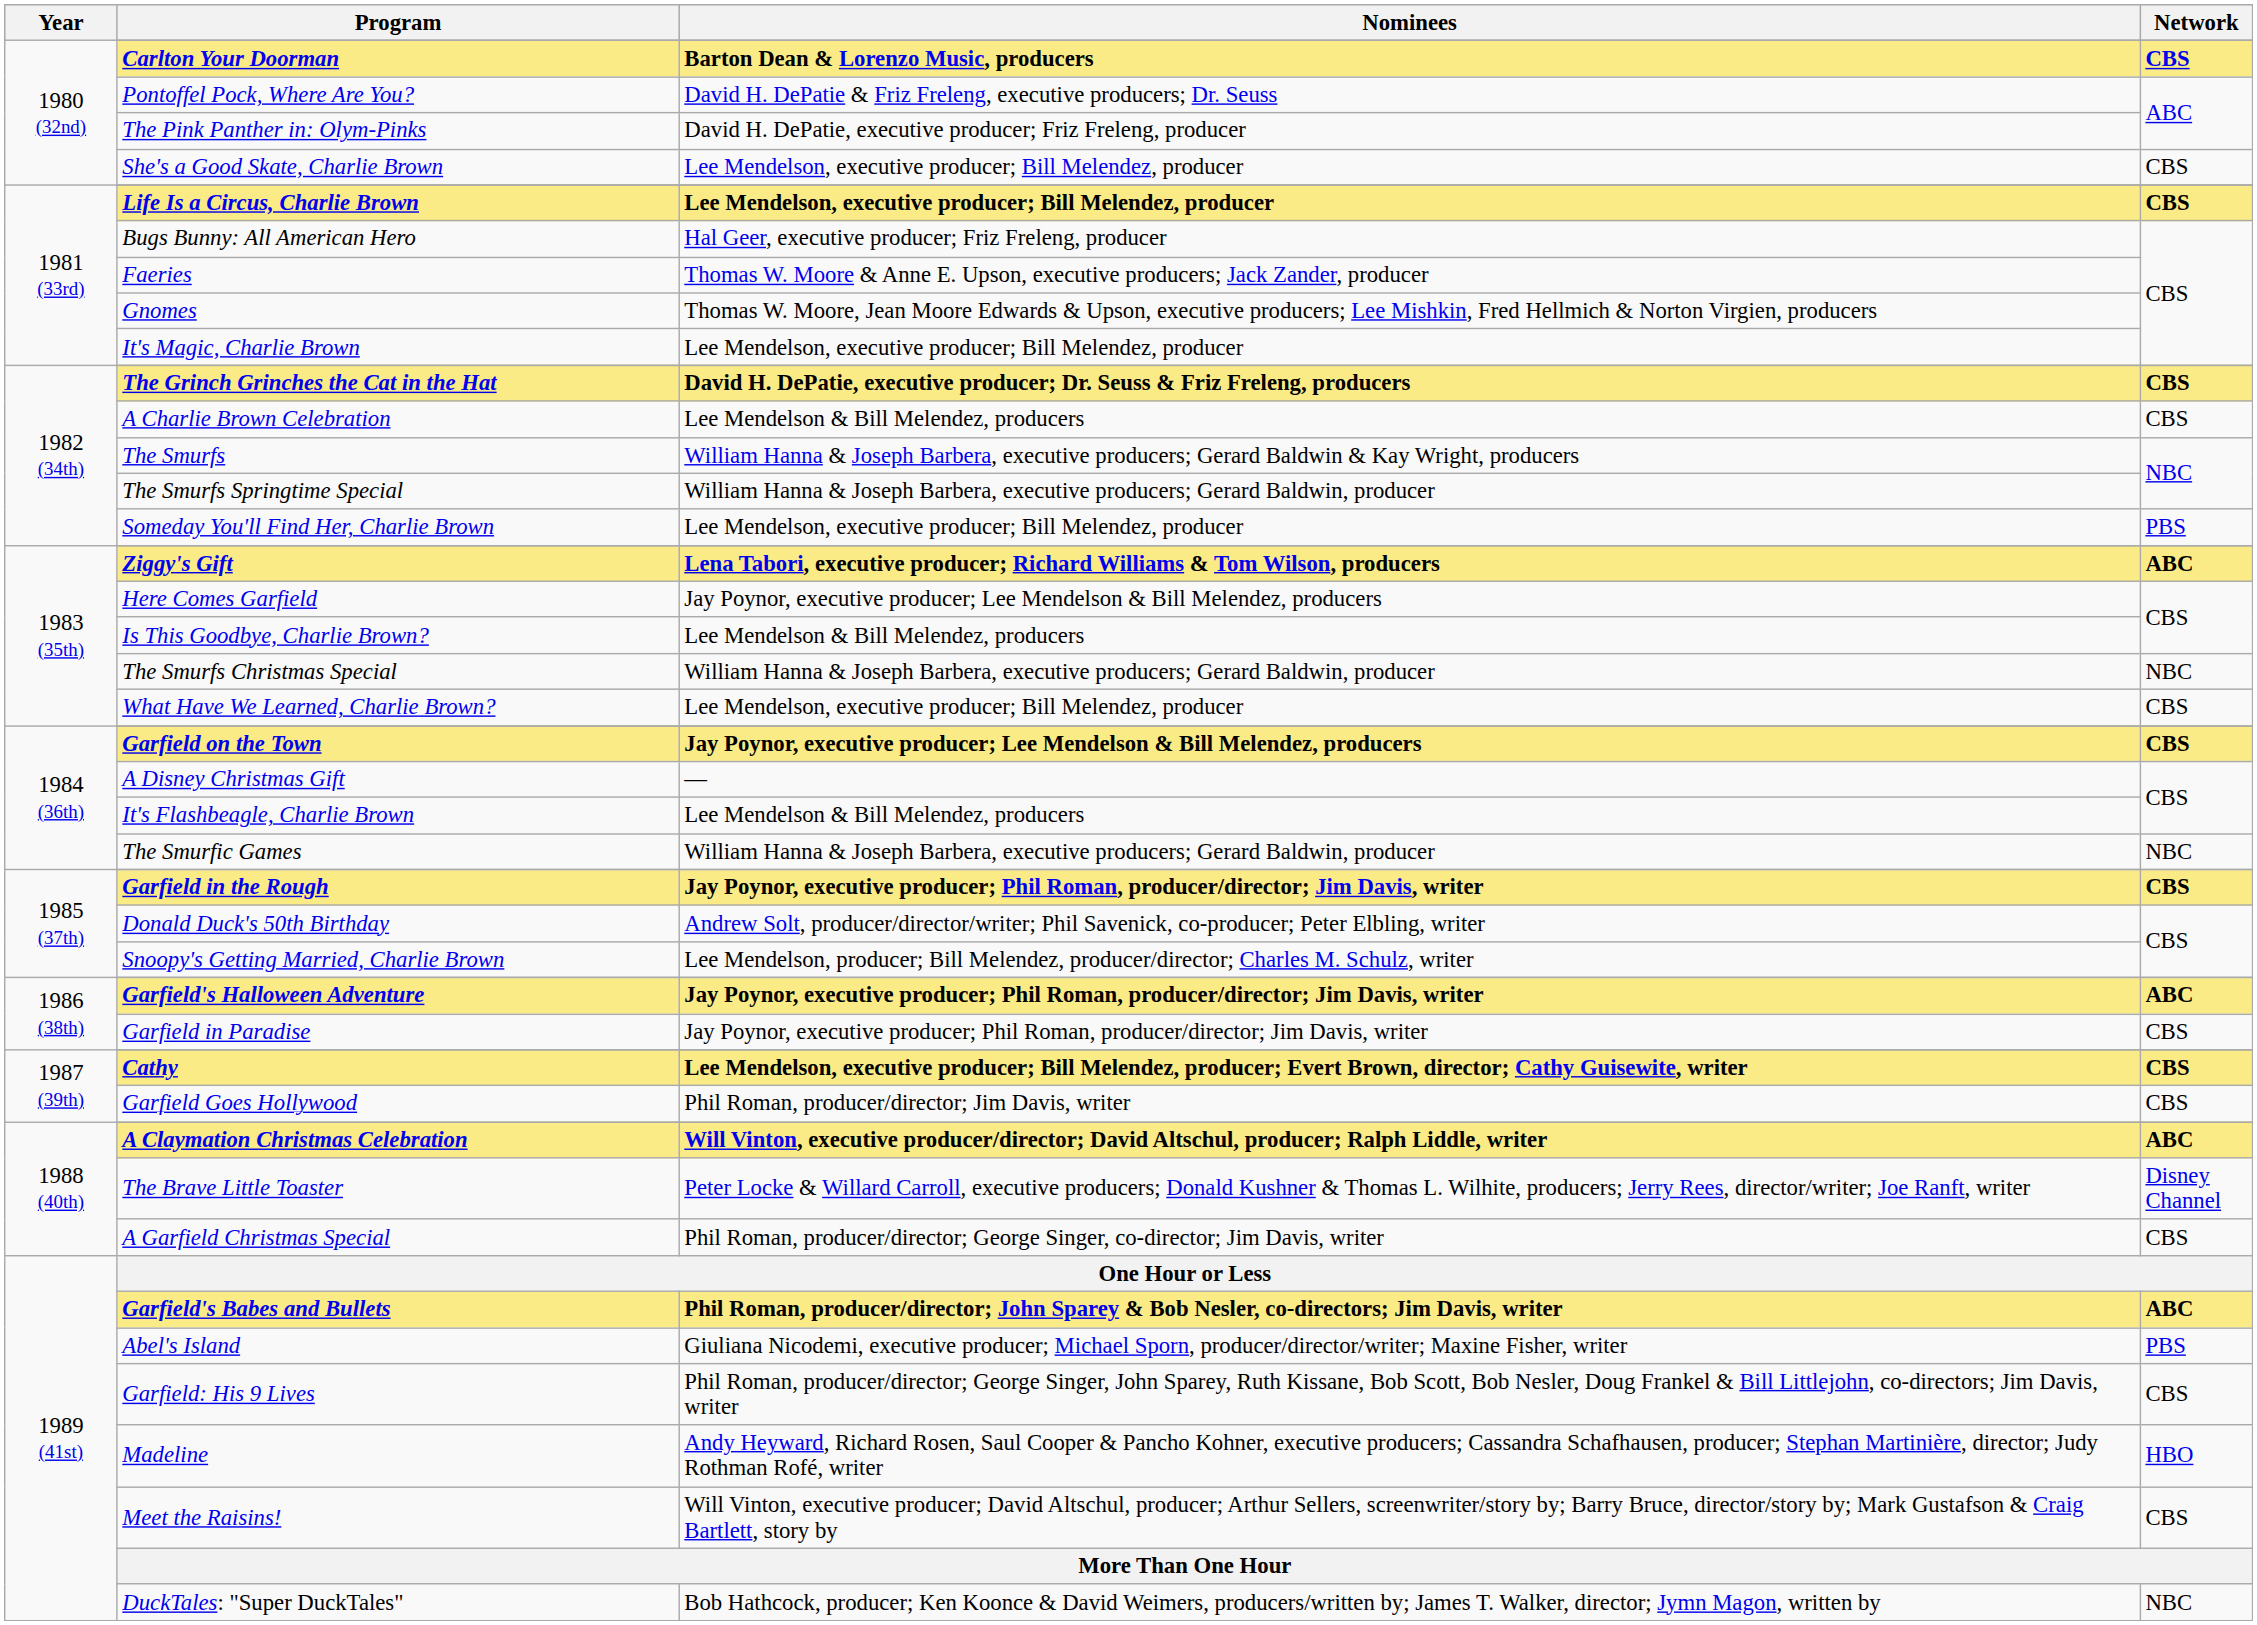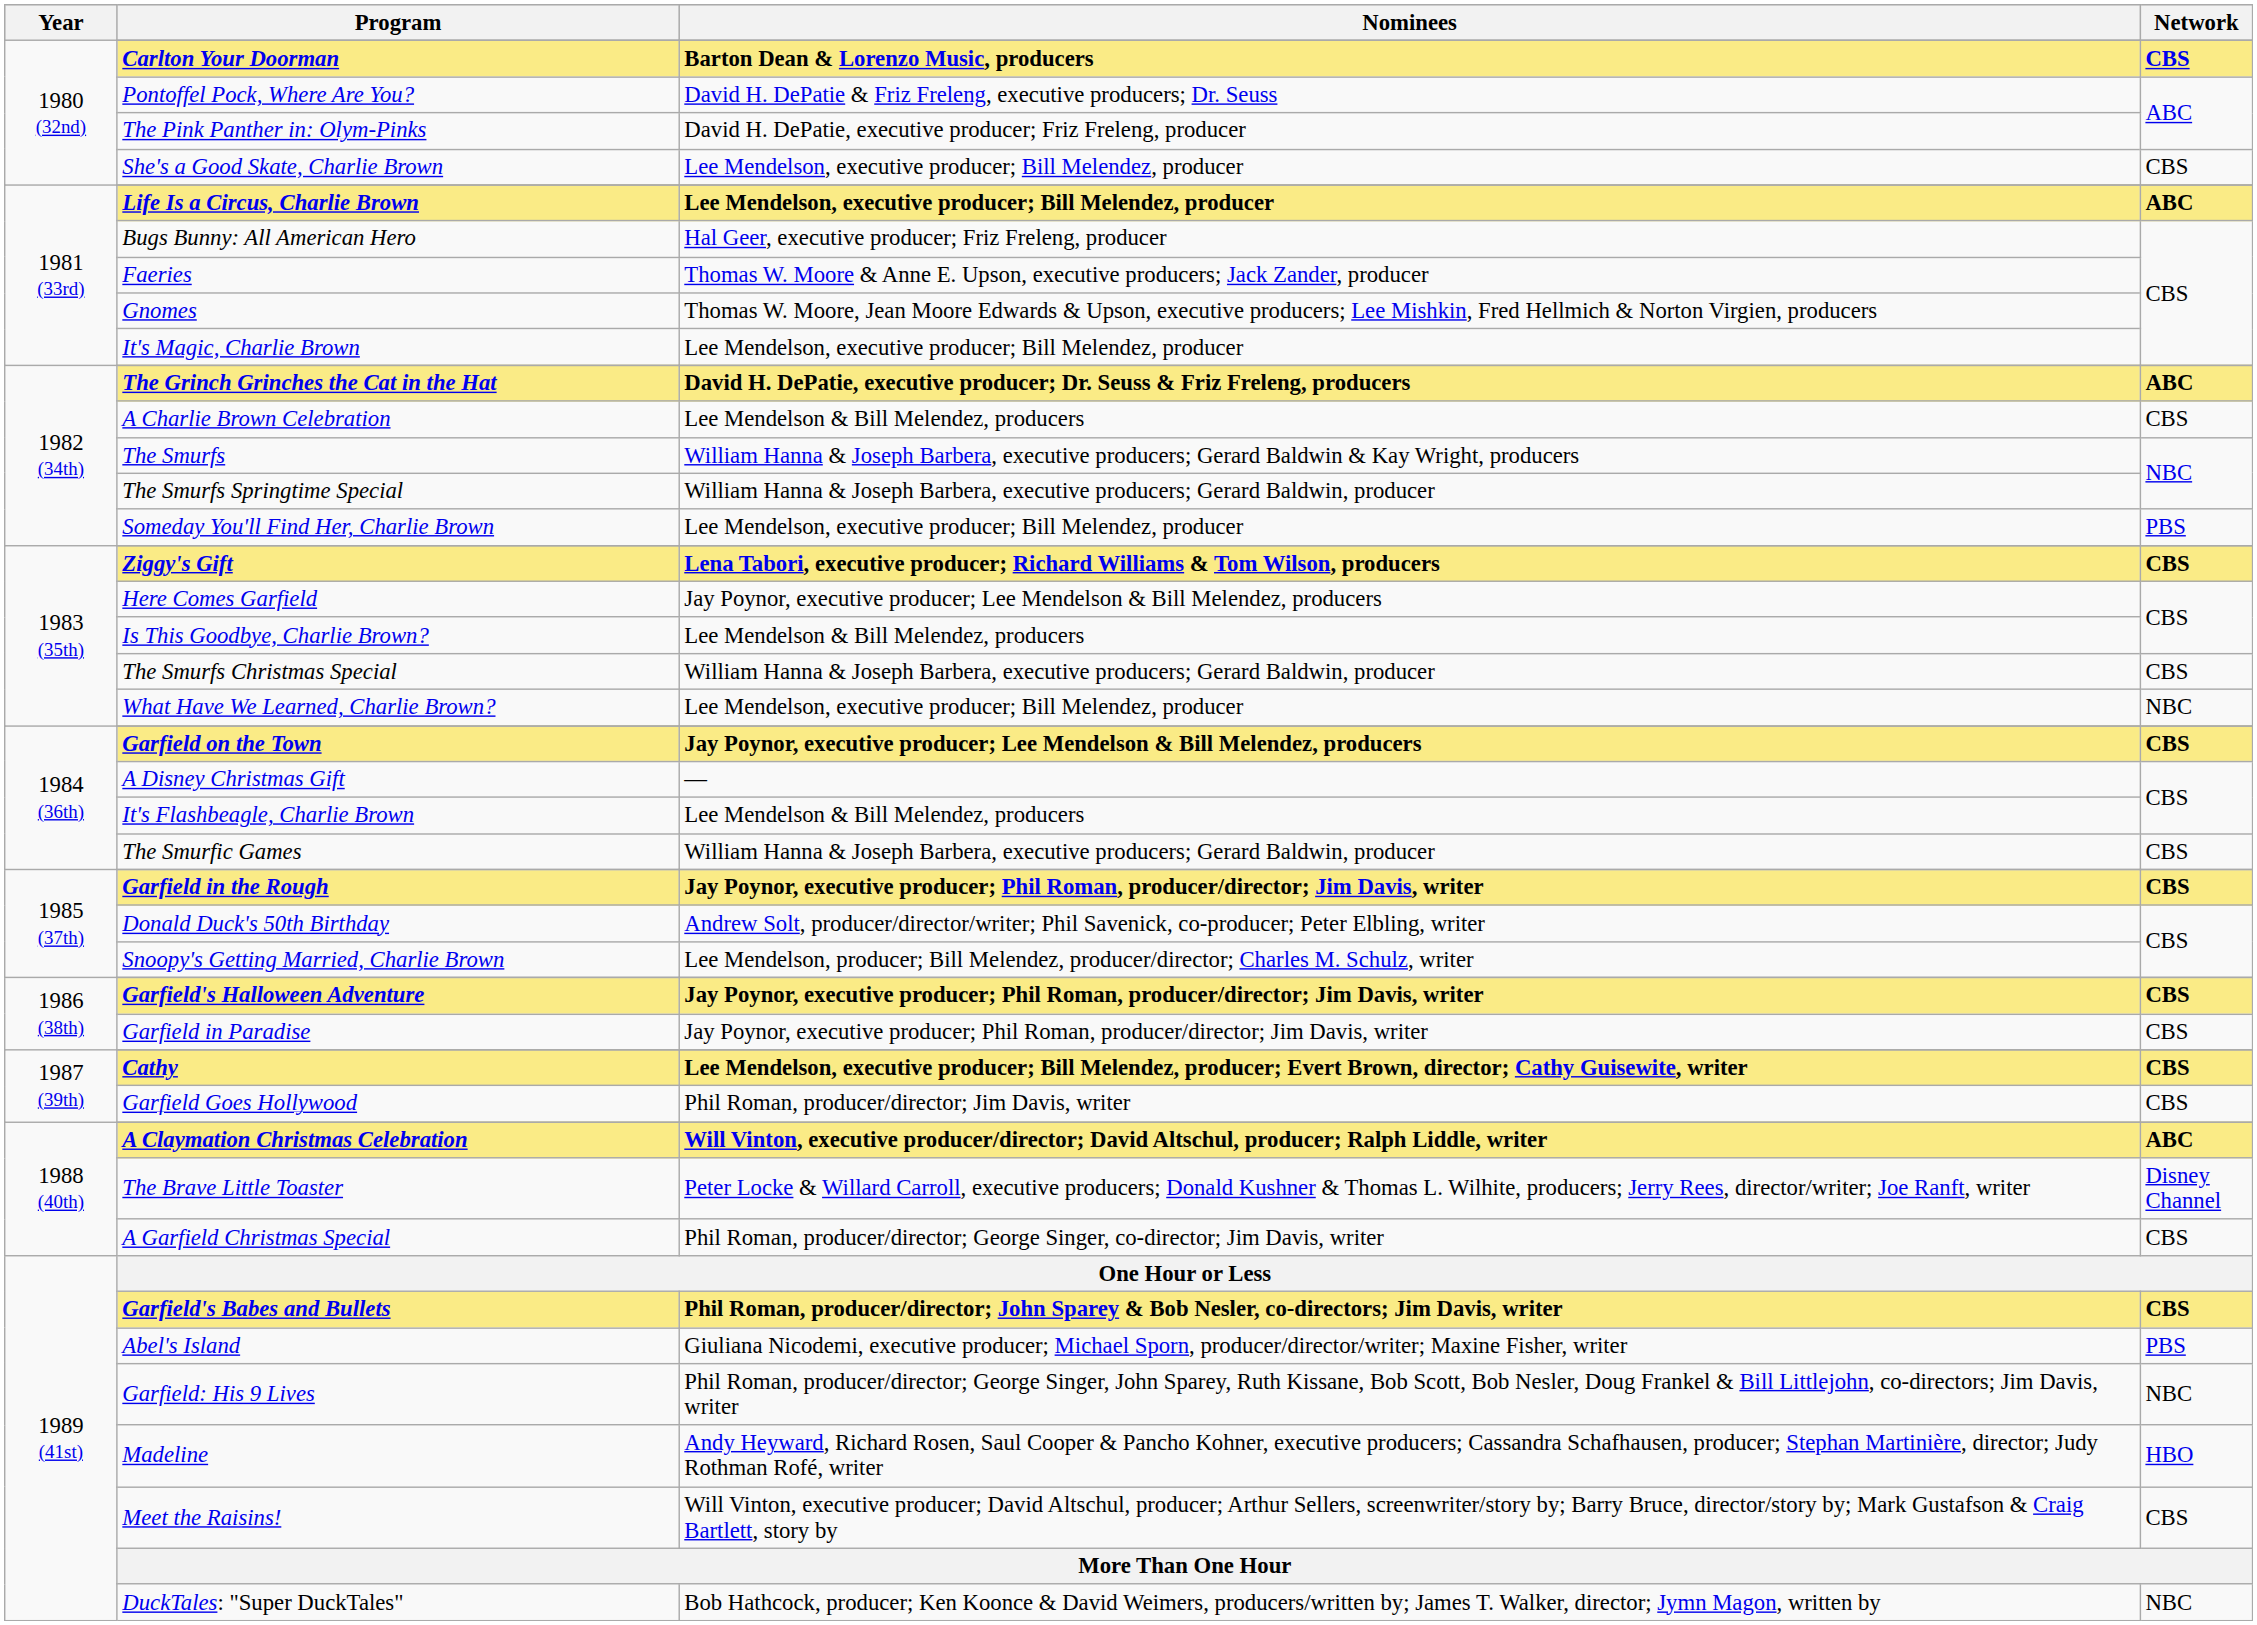(2168, 202) CBS -> (2169, 202) ABC
(2168, 382) CBS -> (2169, 382) ABC
(2169, 563) ABC -> (2168, 563) CBS
(2169, 671) NBC -> (2167, 671) CBS
(2167, 707) CBS -> (2169, 707) NBC
(2169, 851) NBC -> (2167, 851) CBS
(2169, 995) ABC -> (2168, 995) CBS
(2169, 1309) ABC -> (2168, 1309) CBS
(2167, 1394) CBS -> (2169, 1394) NBC
